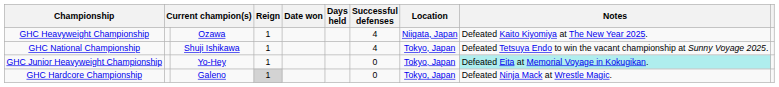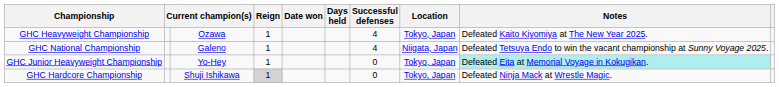(430, 34) Niigata, Japan -> (430, 34) Tokyo, Japan
(212, 48) Shuji Ishikawa -> (212, 48) Galeno
(430, 48) Tokyo, Japan -> (430, 48) Niigata, Japan
(212, 75) Galeno -> (212, 75) Shuji Ishikawa
